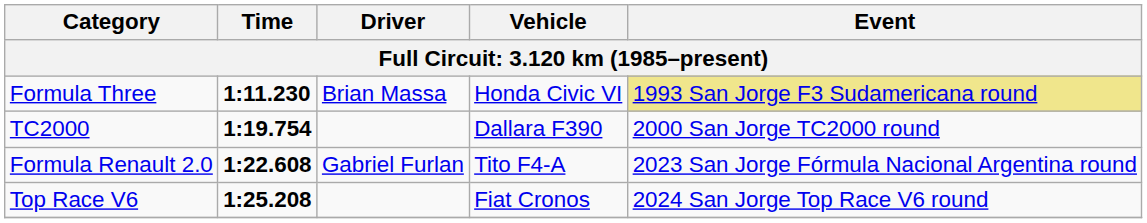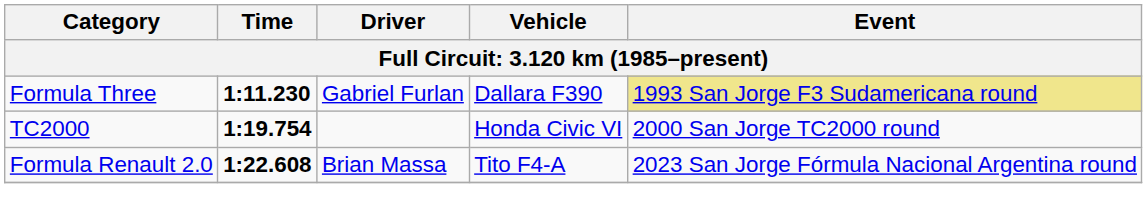(384, 93) Brian Massa -> (393, 93) Gabriel Furlan
(548, 93) Honda Civic VI -> (538, 93) Dallara F390
(538, 128) Dallara F390 -> (548, 128) Honda Civic VI
(393, 164) Gabriel Furlan -> (384, 164) Brian Massa
- row: (74, 199)
